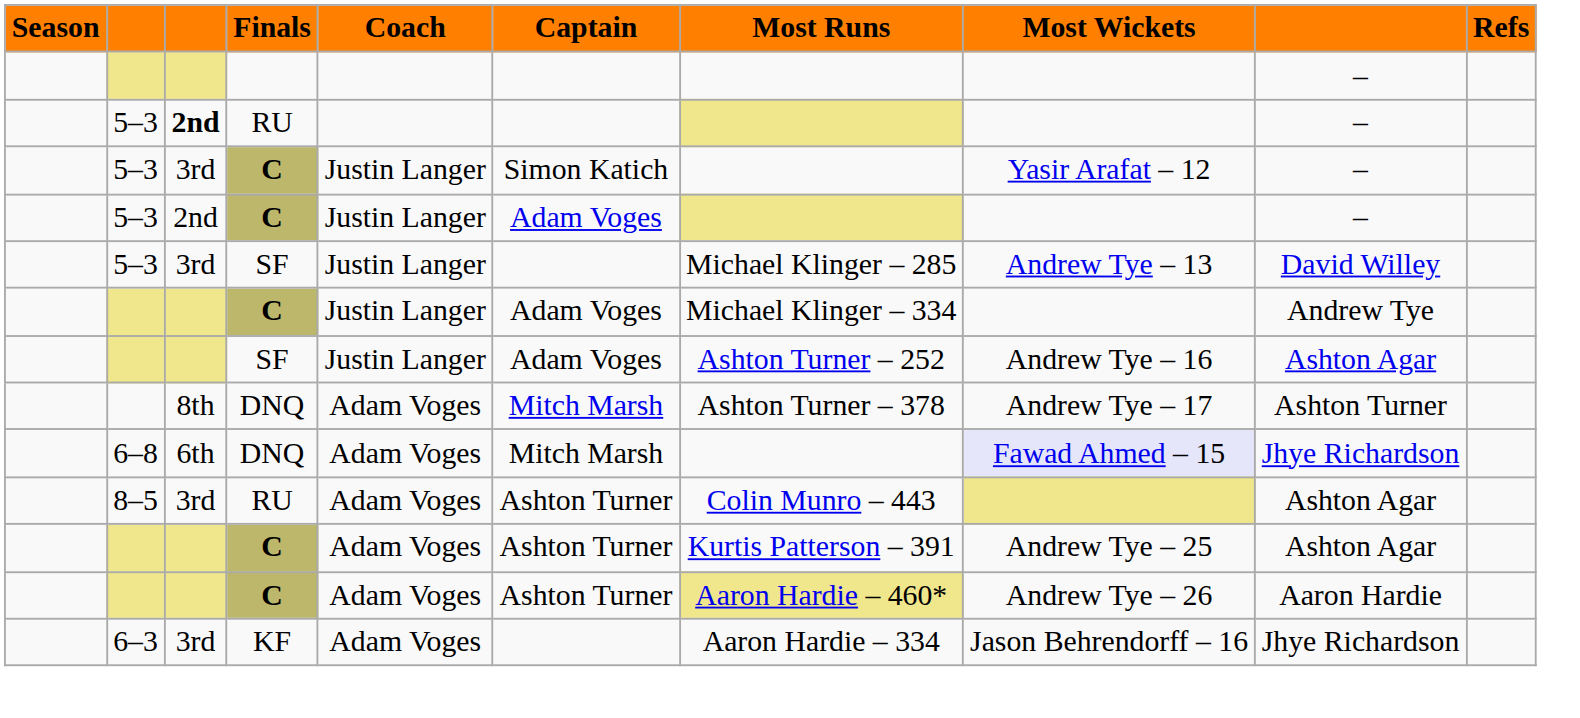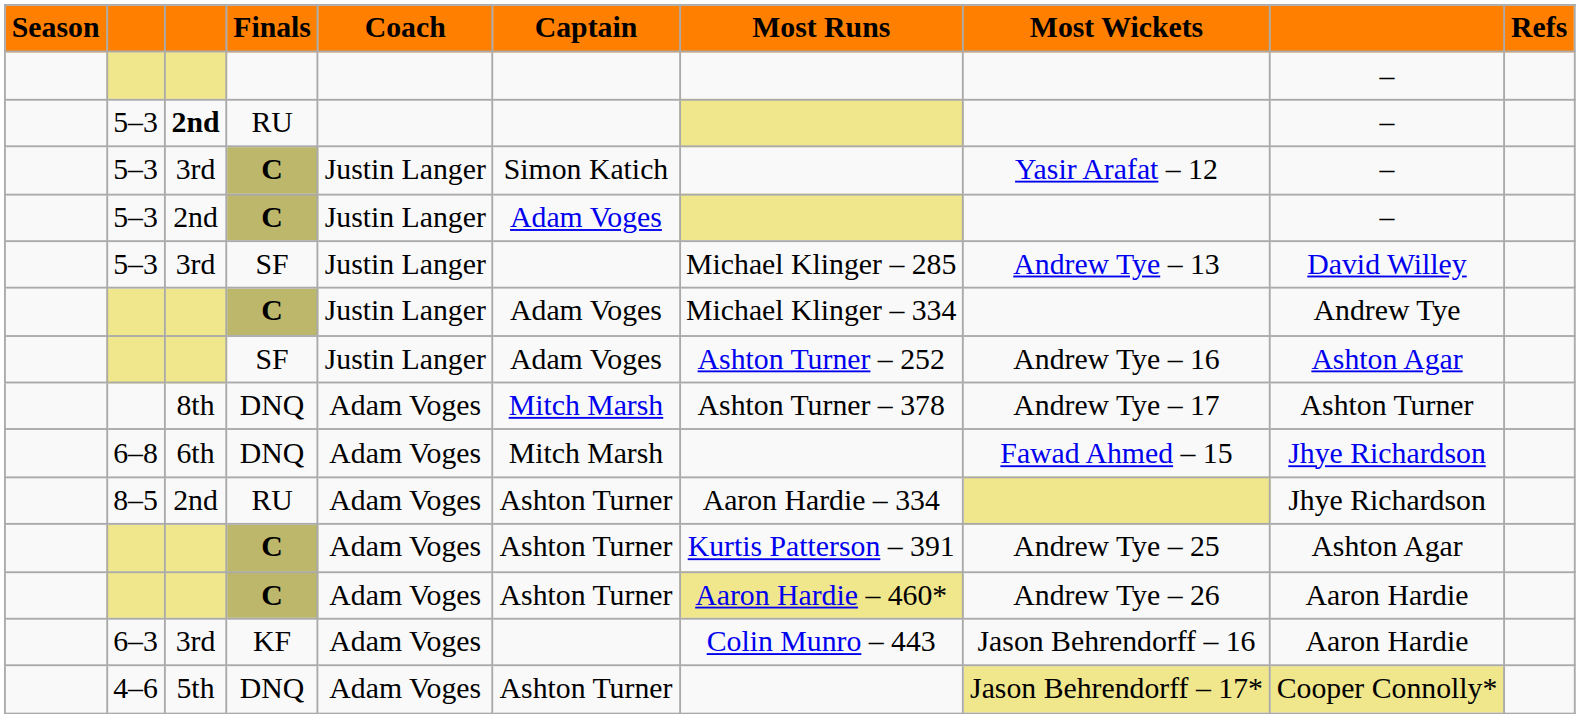(1109, 452) lavender background -> (1116, 452) no background
(196, 500) 3rd -> (195, 500) 2nd
(821, 500) Colin Munro – 443 -> (821, 500) Aaron Hardie – 334
(1361, 500) Ashton Agar -> (1387, 500) Jhye Richardson
(821, 641) Aaron Hardie – 334 -> (821, 641) Colin Munro – 443
(1361, 641) Jhye Richardson -> (1387, 641) Aaron Hardie
+ row: (135, 688)
